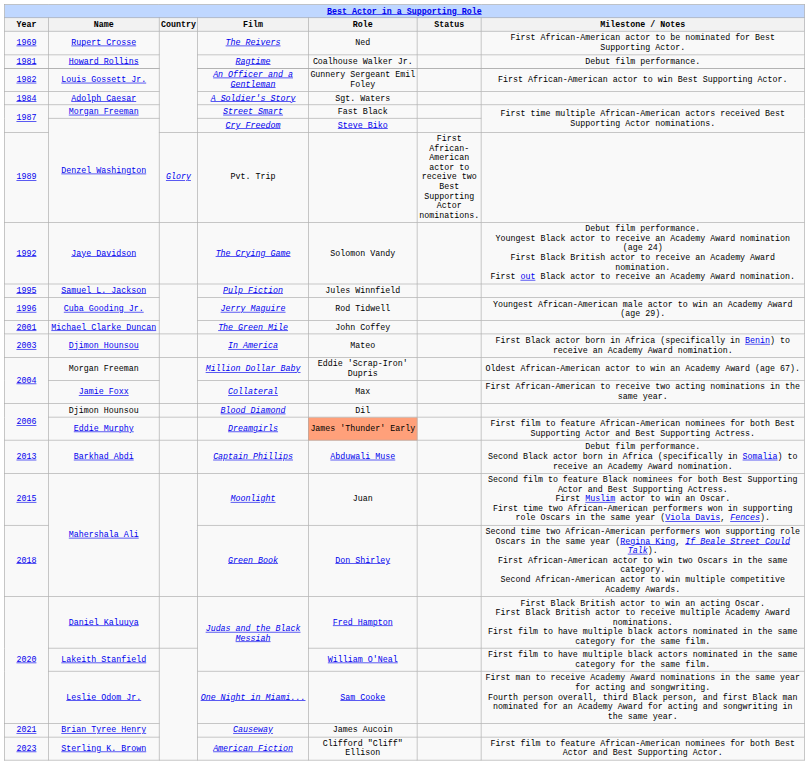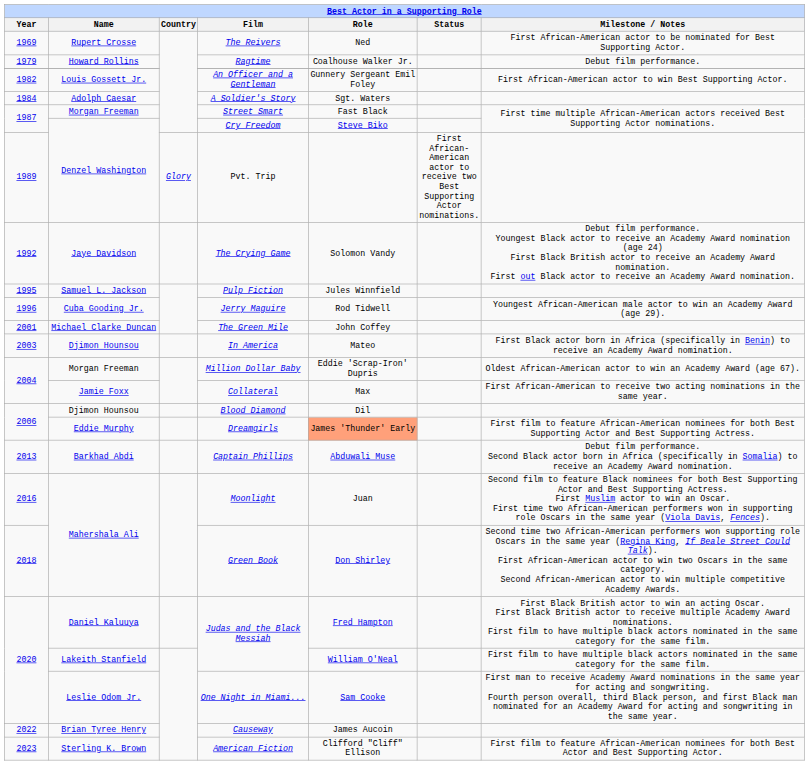(26, 61) 1981 -> (26, 61) 1979
(26, 499) 2015 -> (26, 499) 2016
(26, 730) 2021 -> (26, 730) 2022
